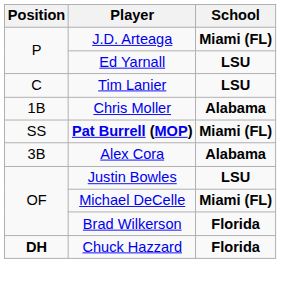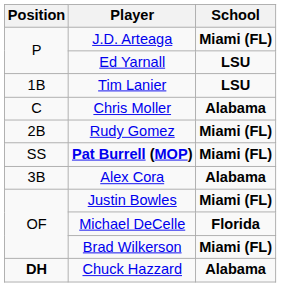(37, 85) C -> (37, 85) 1B
(37, 108) 1B -> (37, 108) C
+ row: (132, 131)
(236, 177) LSU -> (236, 200) Miami (FL)
(236, 200) Miami (FL) -> (236, 223) Florida
(236, 223) Florida -> (236, 246) Miami (FL)
(236, 246) Florida -> (236, 270) Alabama
